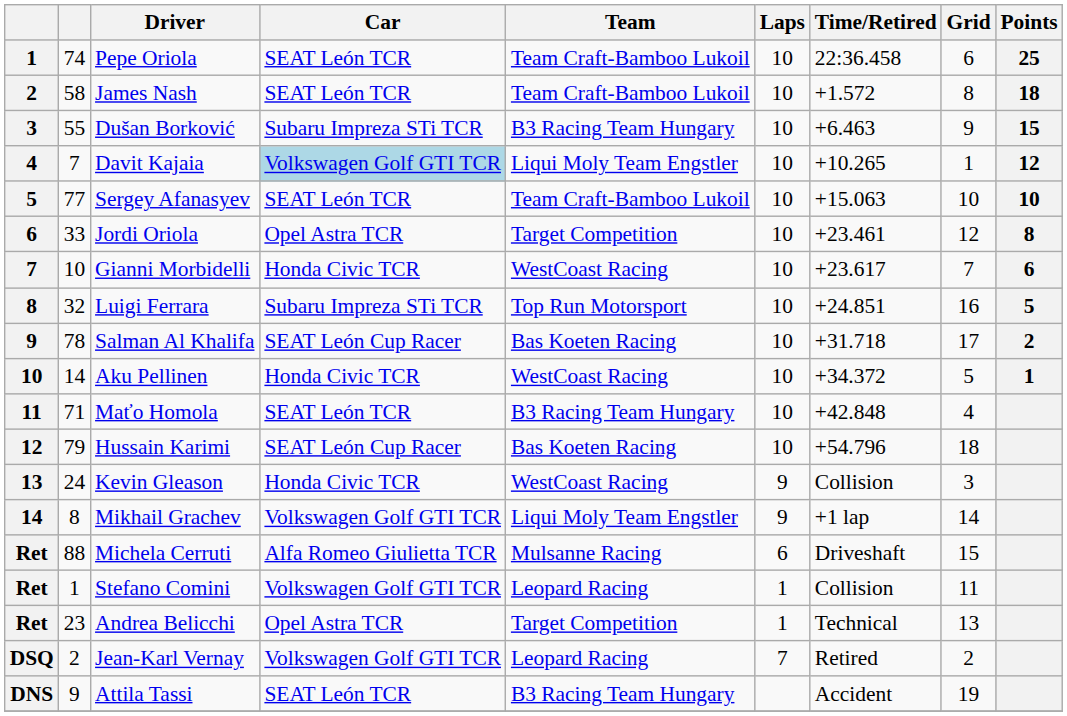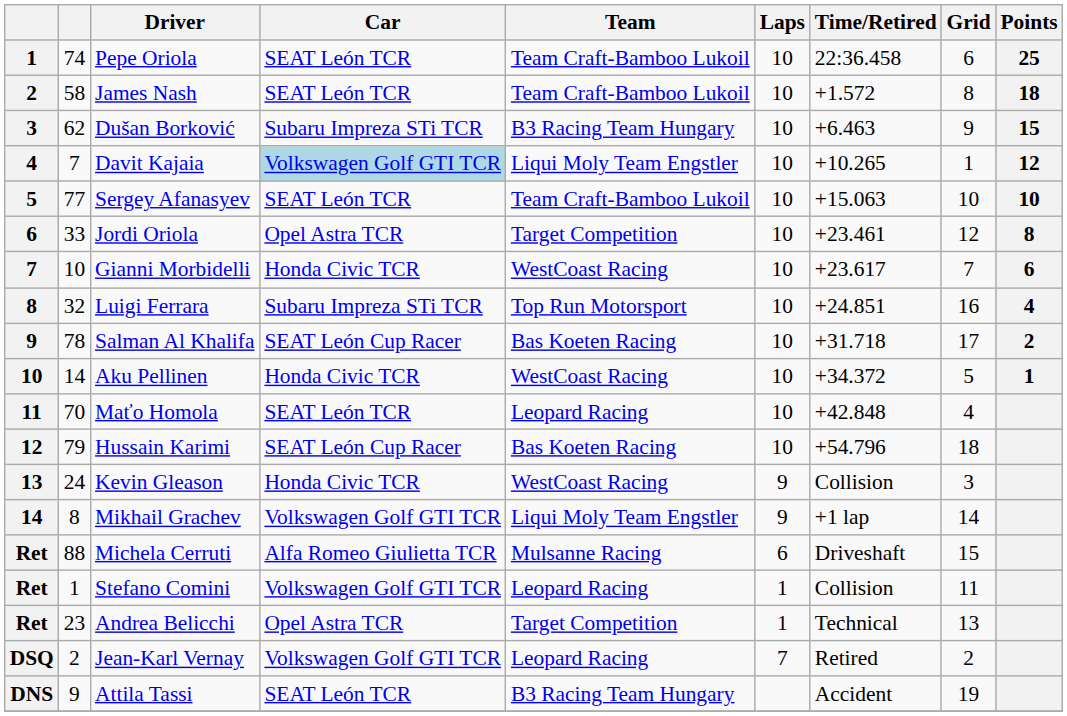(74, 128) 55 -> (74, 128) 62
(1029, 305) 5 -> (1029, 305) 4
(74, 411) 71 -> (74, 411) 70
(623, 411) B3 Racing Team Hungary -> (580, 411) Leopard Racing
